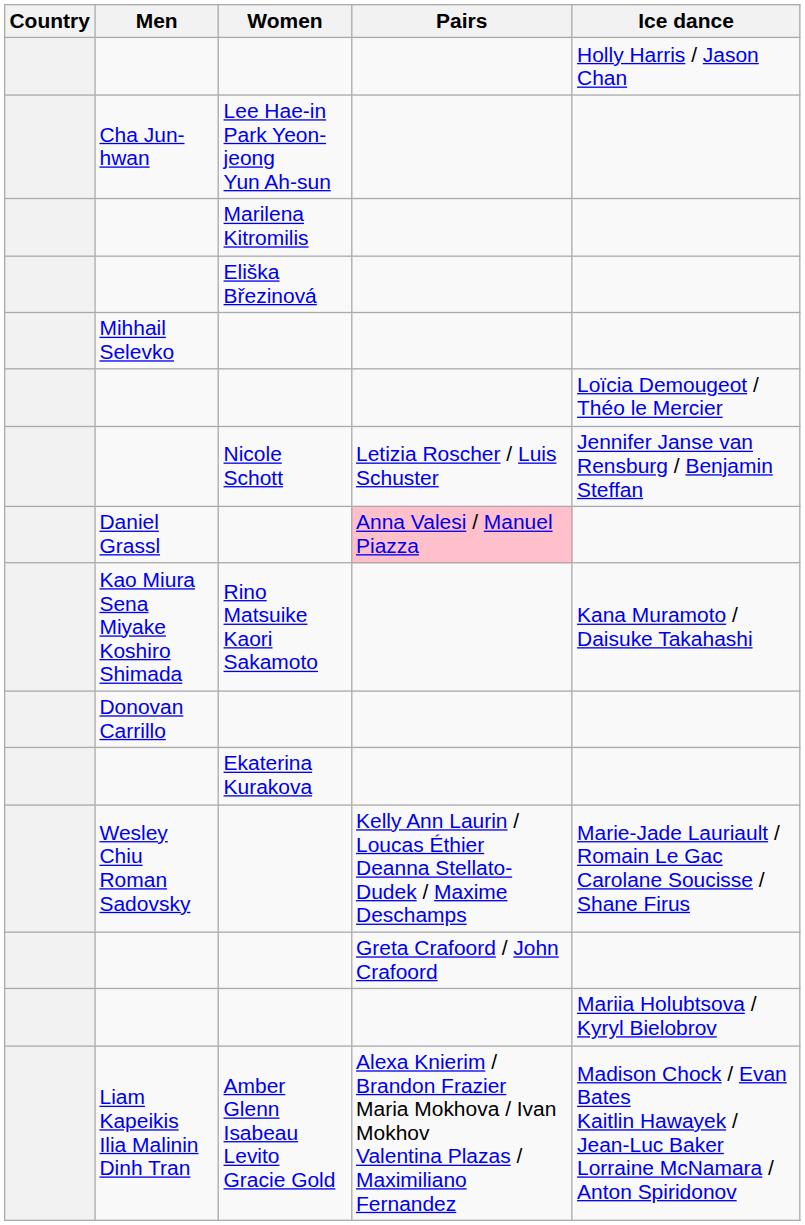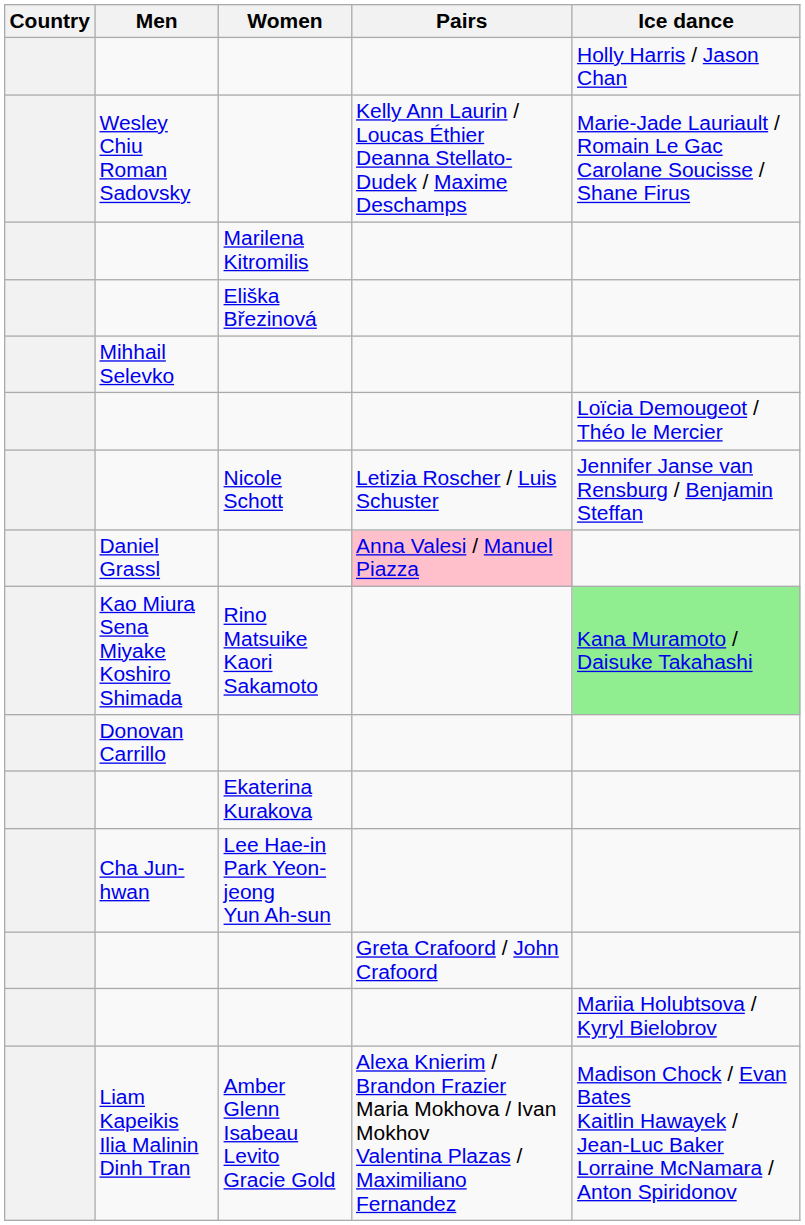rows swapped: (145, 868) <-> (142, 146)
(665, 626) no background -> (665, 650) lightgreen background
